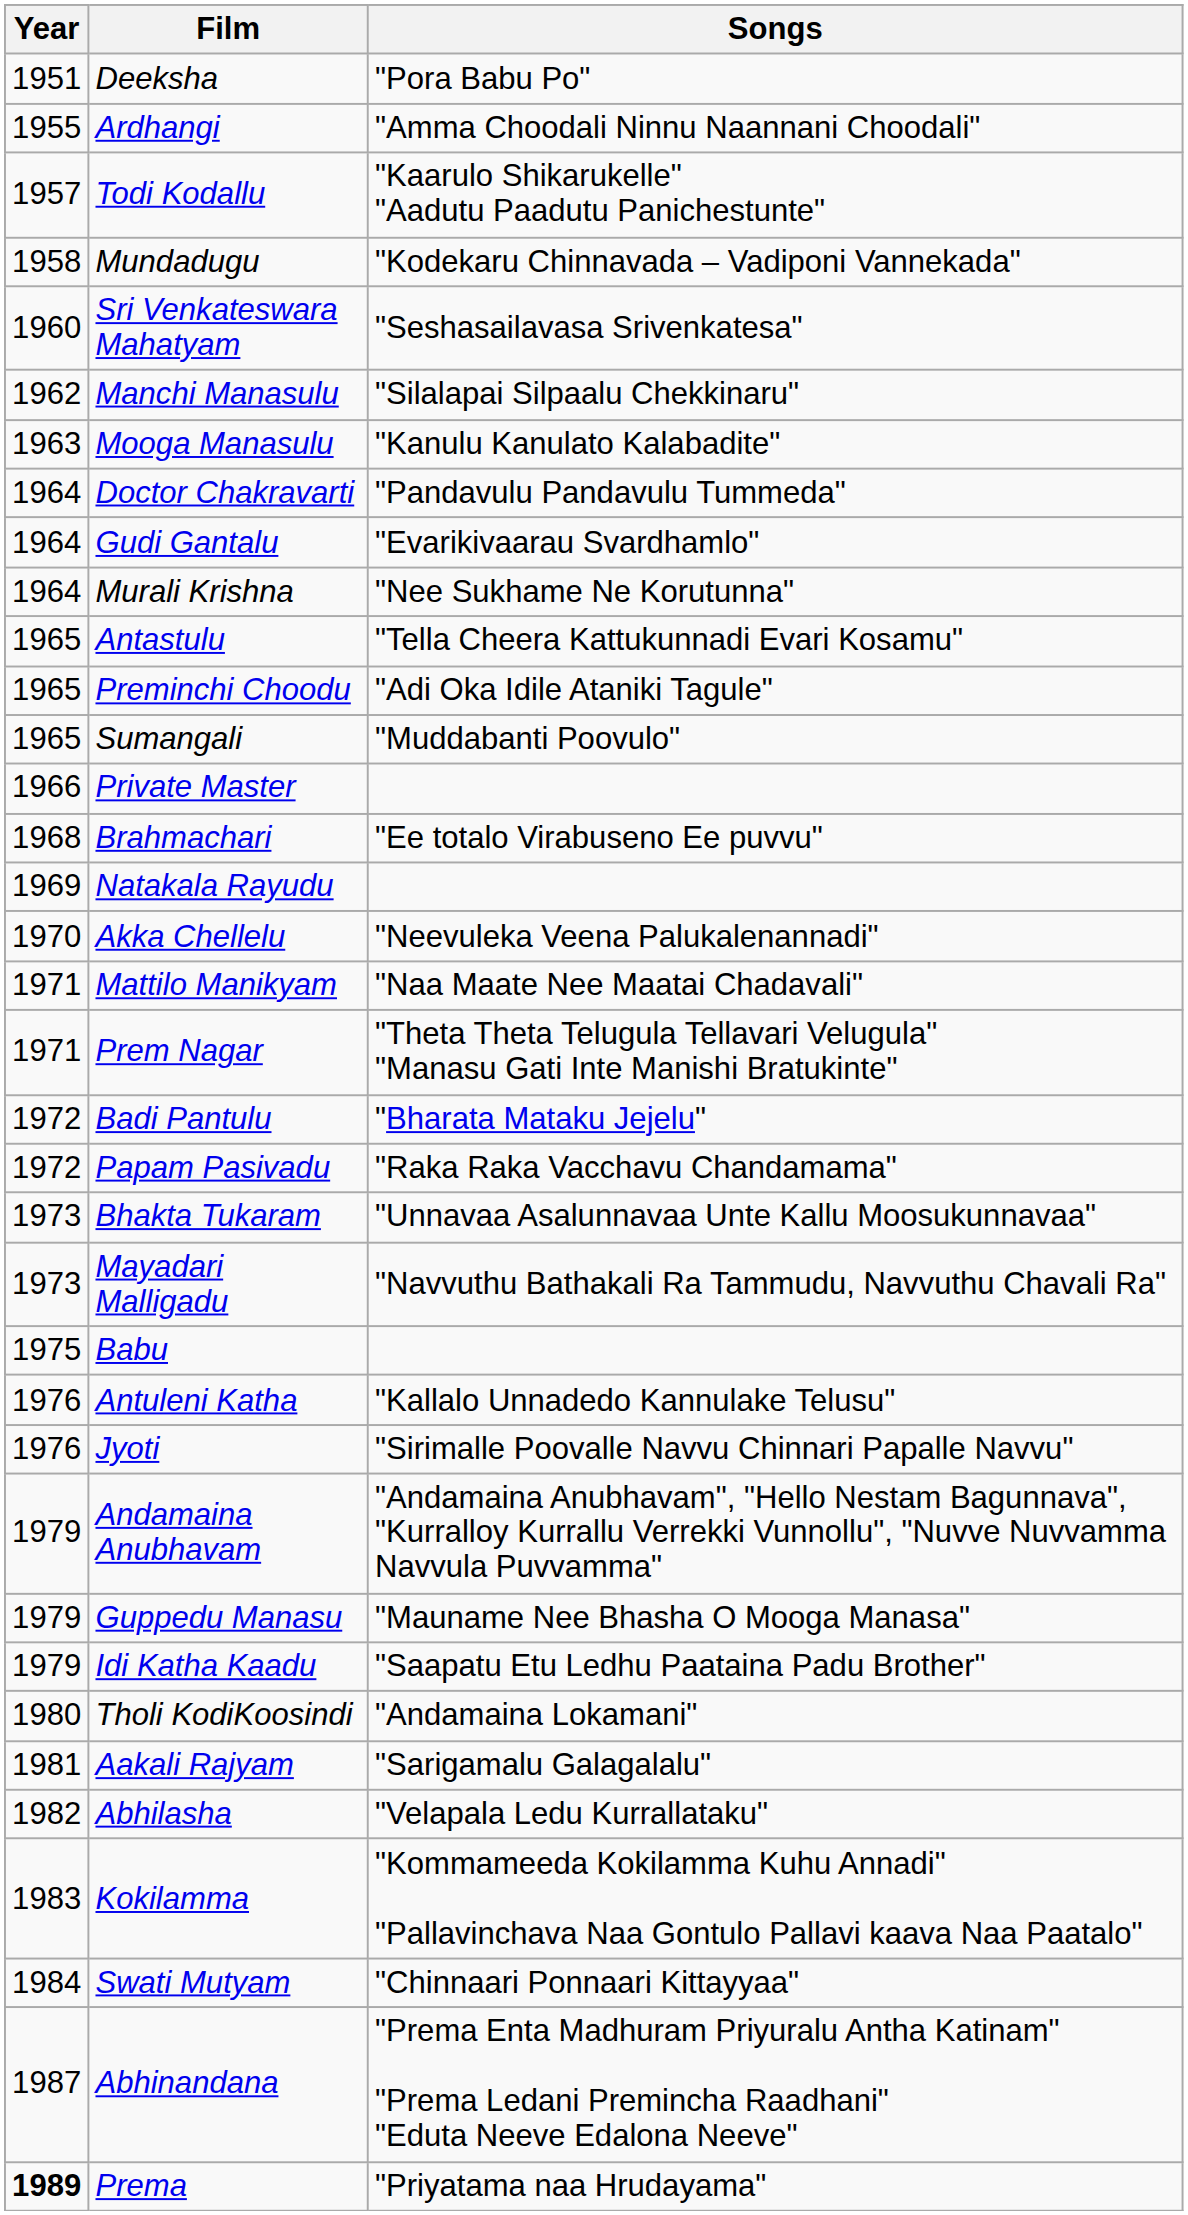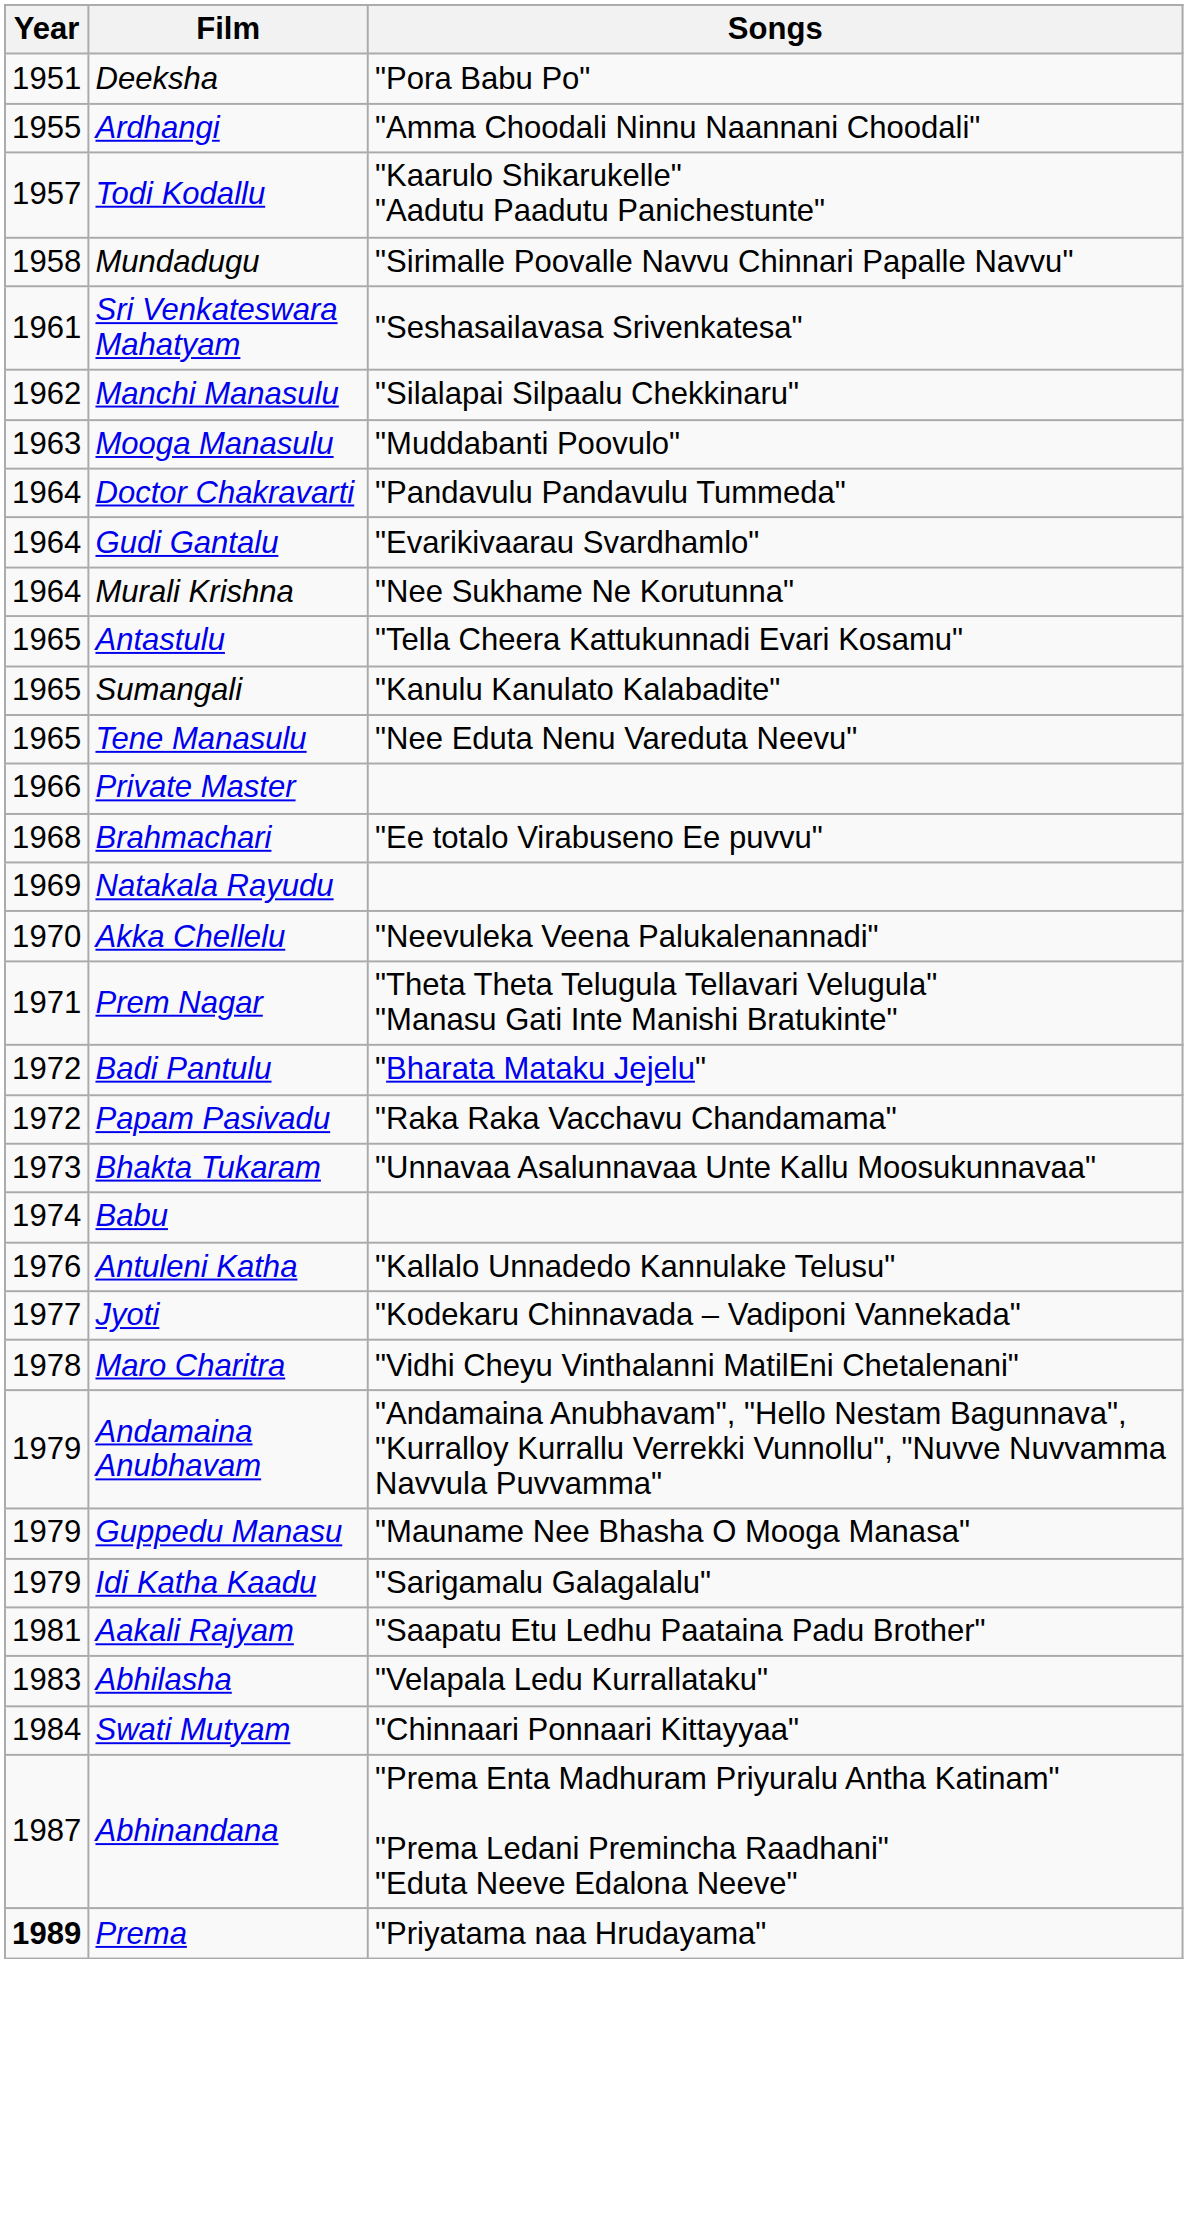(698, 260) "Kodekaru Chinnavada – Vadiponi Vannekada" -> (724, 260) "Sirimalle Poovalle Navvu Chinnari Papalle Navvu"
(47, 327) 1960 -> (47, 327) 1961
(578, 443) "Kanulu Kanulato Kalabadite" -> (528, 443) "Muddabanti Poovulo"
- row: (223, 689)
(528, 738) "Muddabanti Poovulo" -> (578, 689) "Kanulu Kanulato Kalabadite"
+ row: (201, 738)
- row: (216, 985)
- row: (162, 1283)
(47, 1350) 1975 -> (47, 1216) 1974
(47, 1448) 1976 -> (47, 1315) 1977
(724, 1448) "Sirimalle Poovalle Navvu Chinnari Papalle Navvu" -> (698, 1315) "Kodekaru Chinnavada – Vadiponi Vannekada"
+ row: (190, 1364)
(680, 1666) "Saapatu Etu Ledhu Paataina Padu Brother" -> (543, 1582) "Sarigamalu Galagalalu"
- row: (224, 1715)
(543, 1764) "Sarigamalu Galagalalu" -> (680, 1631) "Saapatu Etu Ledhu Paataina Padu Brother"
(47, 1813) 1982 -> (47, 1680) 1983
- row: (172, 1898)
